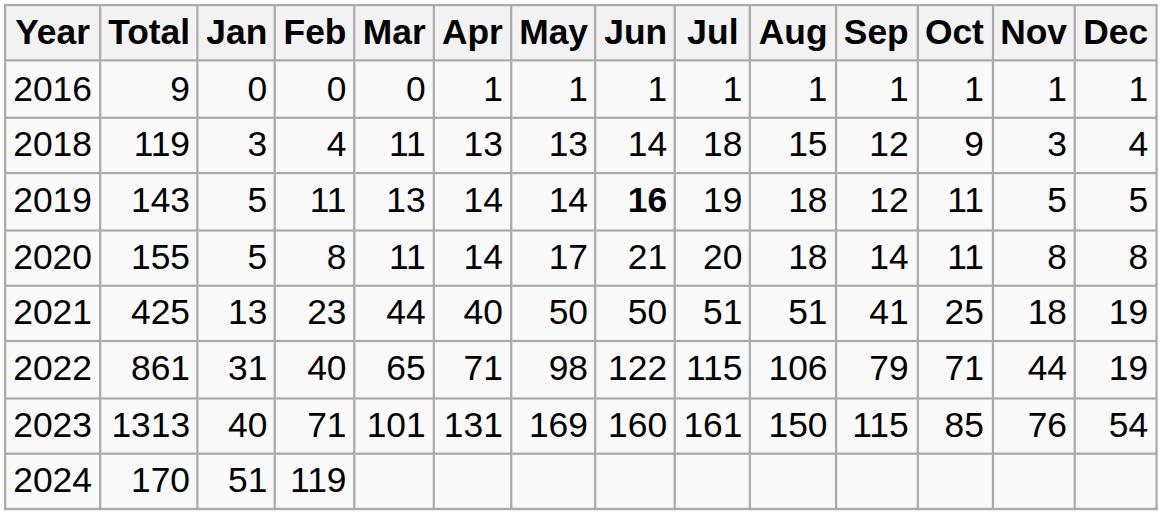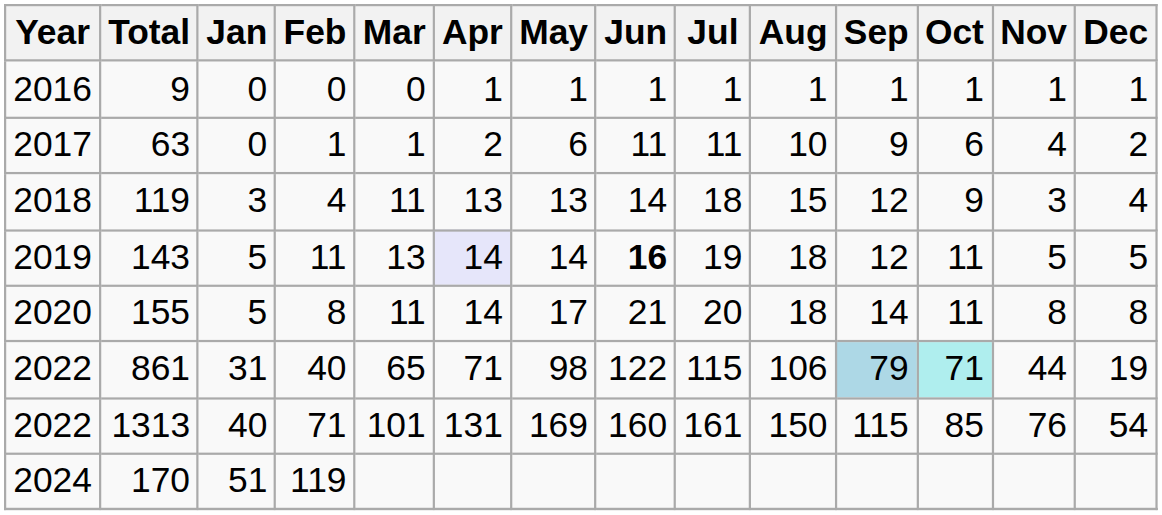+ row: (170, 144)
(483, 200) no background -> (483, 256) lavender background
- row: (161, 312)
(889, 369) no background -> (889, 369) lightblue background
(964, 369) no background -> (964, 369) paleturquoise background
(53, 425) 2023 -> (53, 425) 2022
